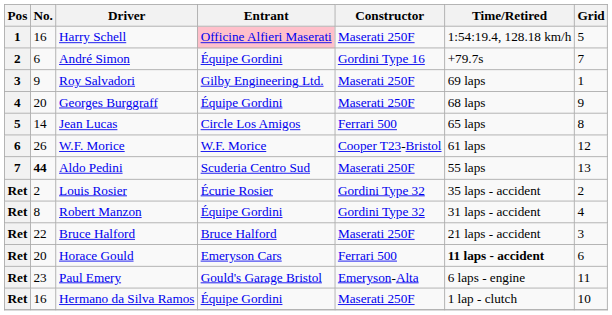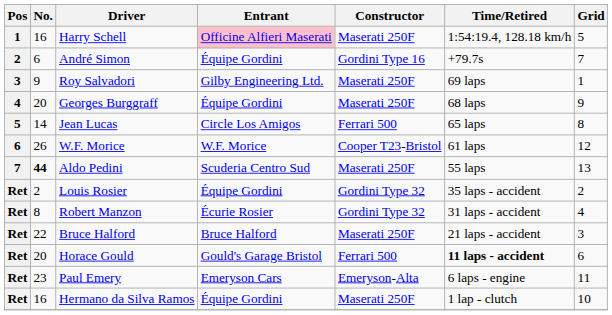(237, 190) Écurie Rosier -> (242, 190) Équipe Gordini
(242, 211) Équipe Gordini -> (237, 211) Écurie Rosier
(241, 255) Emeryson Cars -> (261, 255) Gould's Garage Bristol
(261, 277) Gould's Garage Bristol -> (241, 277) Emeryson Cars
